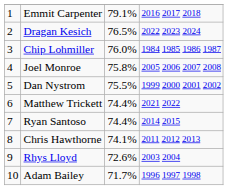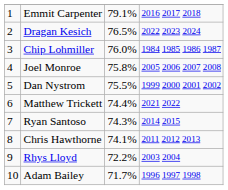(122, 121) 74.4% -> (122, 121) 74.3%
(122, 157) 72.6% -> (122, 157) 72.2%
